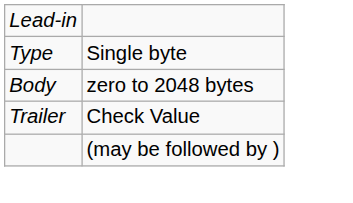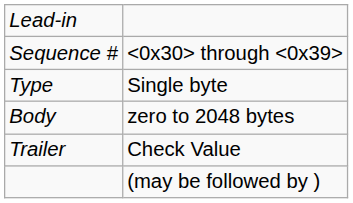+ row: (64, 52)
